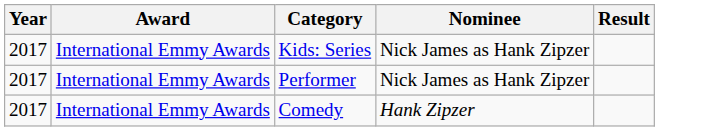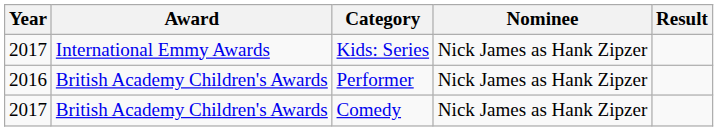(28, 79) 2017 -> (28, 79) 2016
(163, 79) International Emmy Awards -> (192, 79) British Academy Children's Awards
(163, 110) International Emmy Awards -> (192, 110) British Academy Children's Awards
(427, 110) Hank Zipzer -> (543, 110) Nick James as Hank Zipzer
